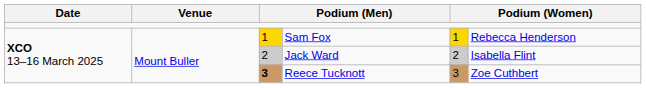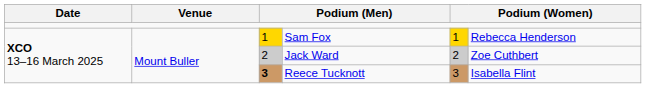(503, 55) Isabella Flint -> (504, 55) Zoe Cuthbert
(504, 73) Zoe Cuthbert -> (503, 73) Isabella Flint
